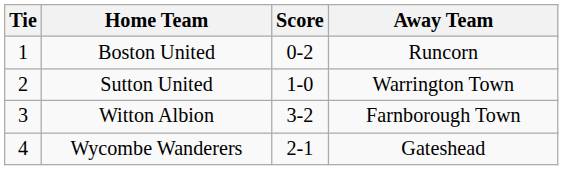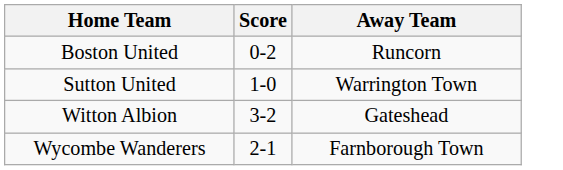- column: (23, 20)
(443, 116) Farnborough Town -> (406, 116) Gateshead
(443, 148) Gateshead -> (406, 148) Farnborough Town
